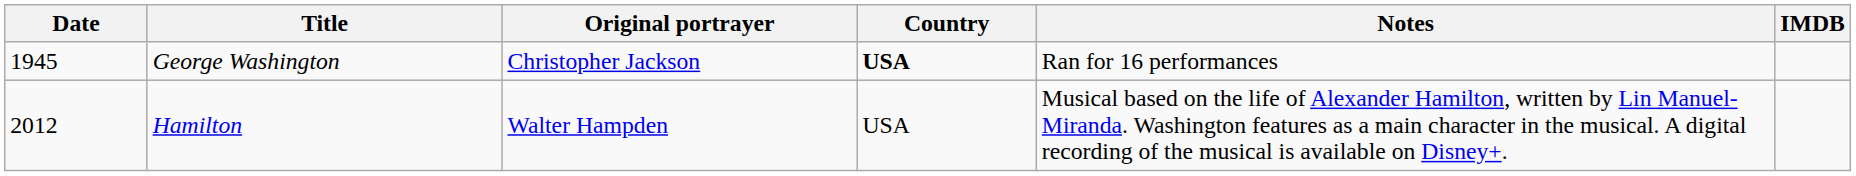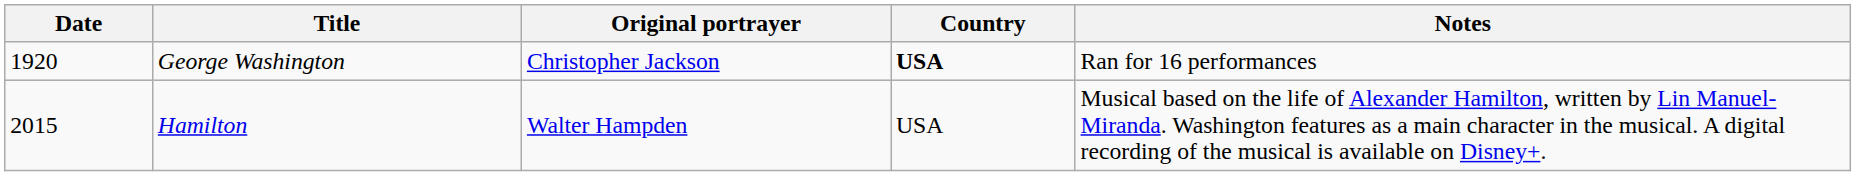- column: (1813, 23)
(34, 60) 1945 -> (34, 60) 1920
(34, 125) 2012 -> (34, 125) 2015
